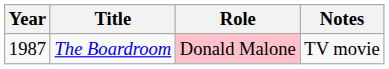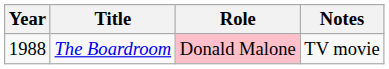(27, 48) 1987 -> (27, 48) 1988
